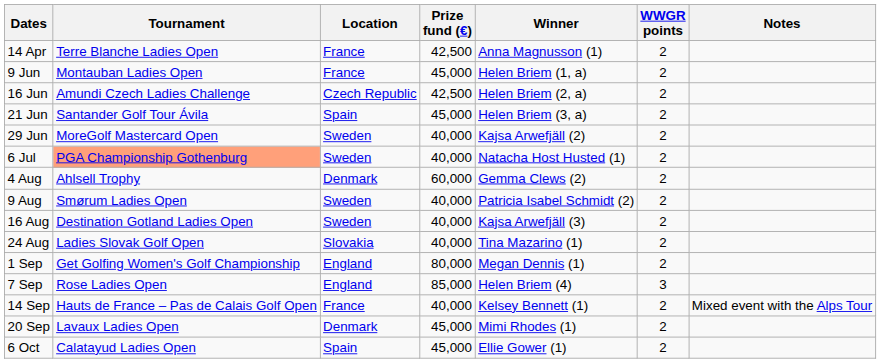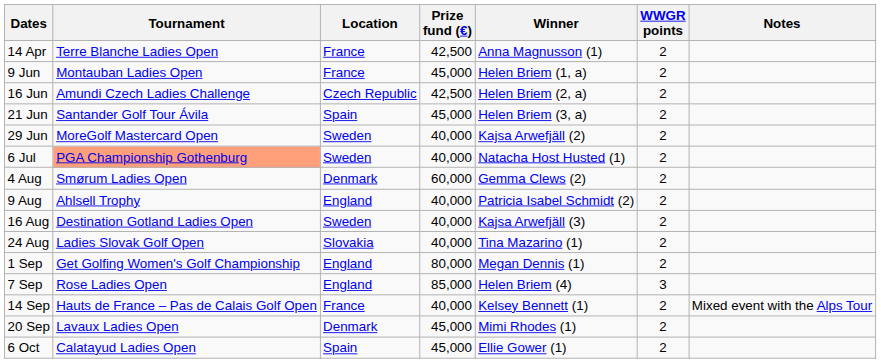(98, 178) Ahlsell Trophy -> (121, 178) Smørum Ladies Open
(121, 200) Smørum Ladies Open -> (98, 200) Ahlsell Trophy
(347, 200) Sweden -> (348, 200) England
